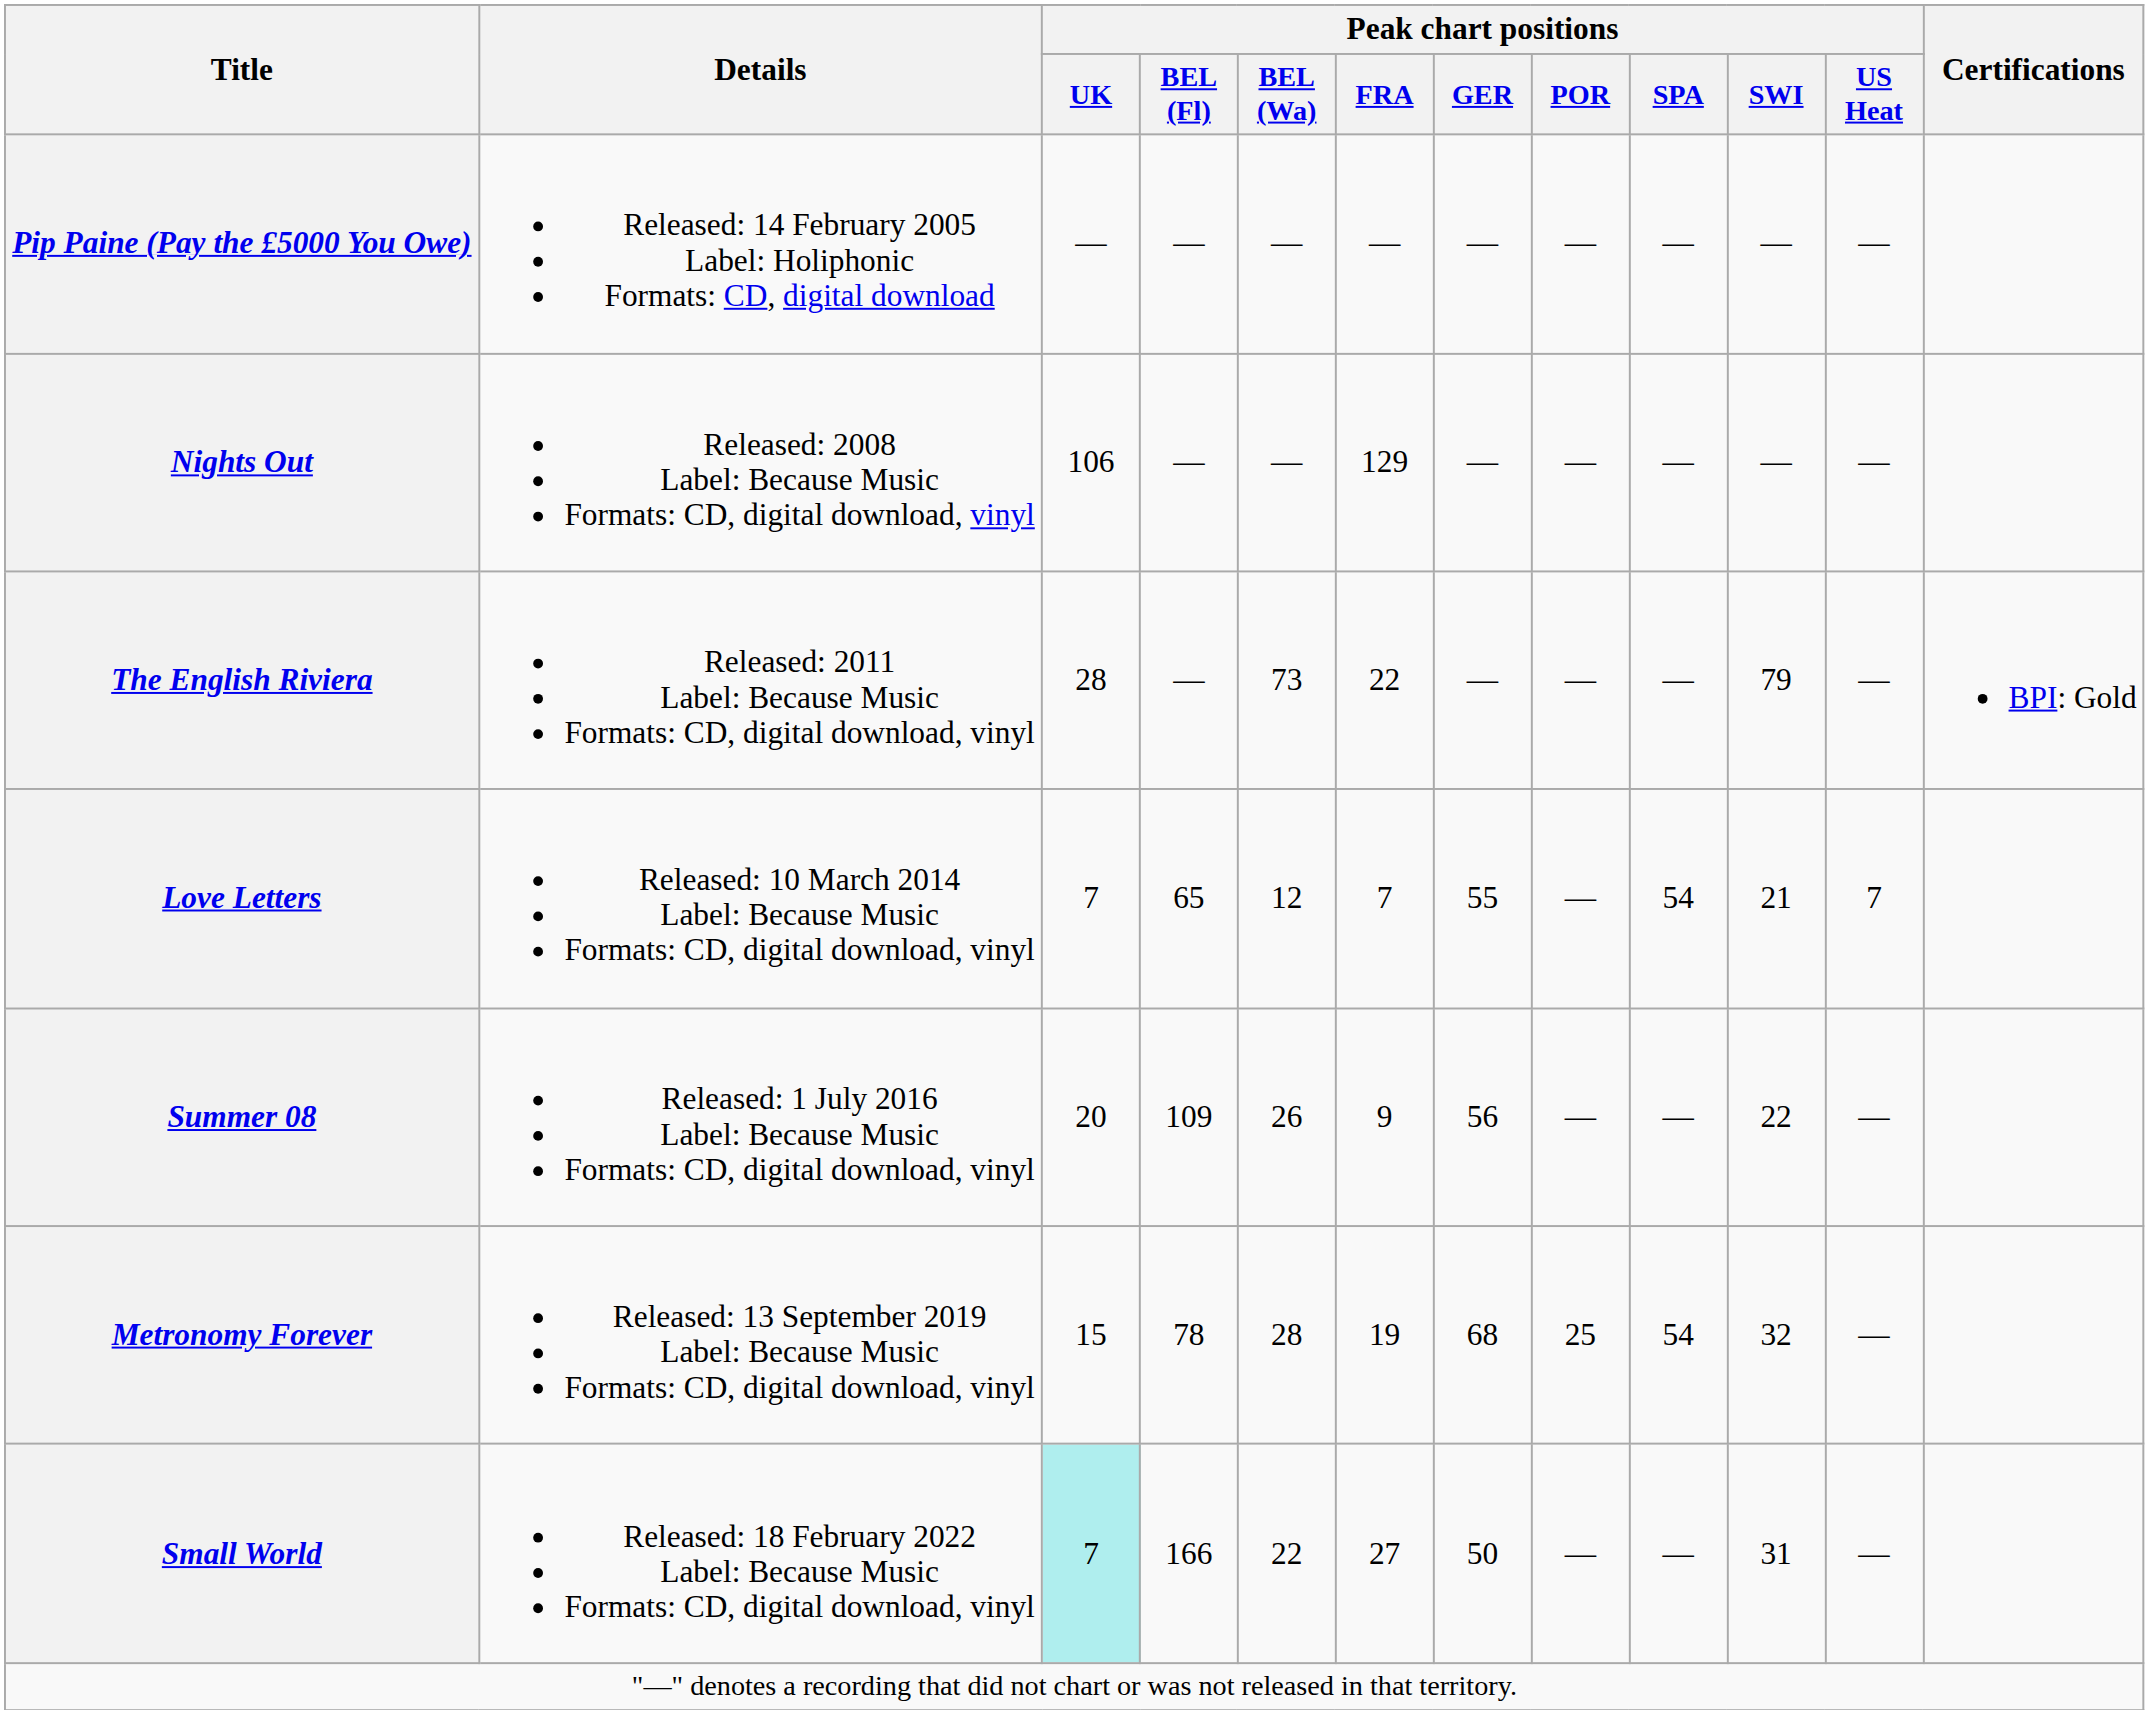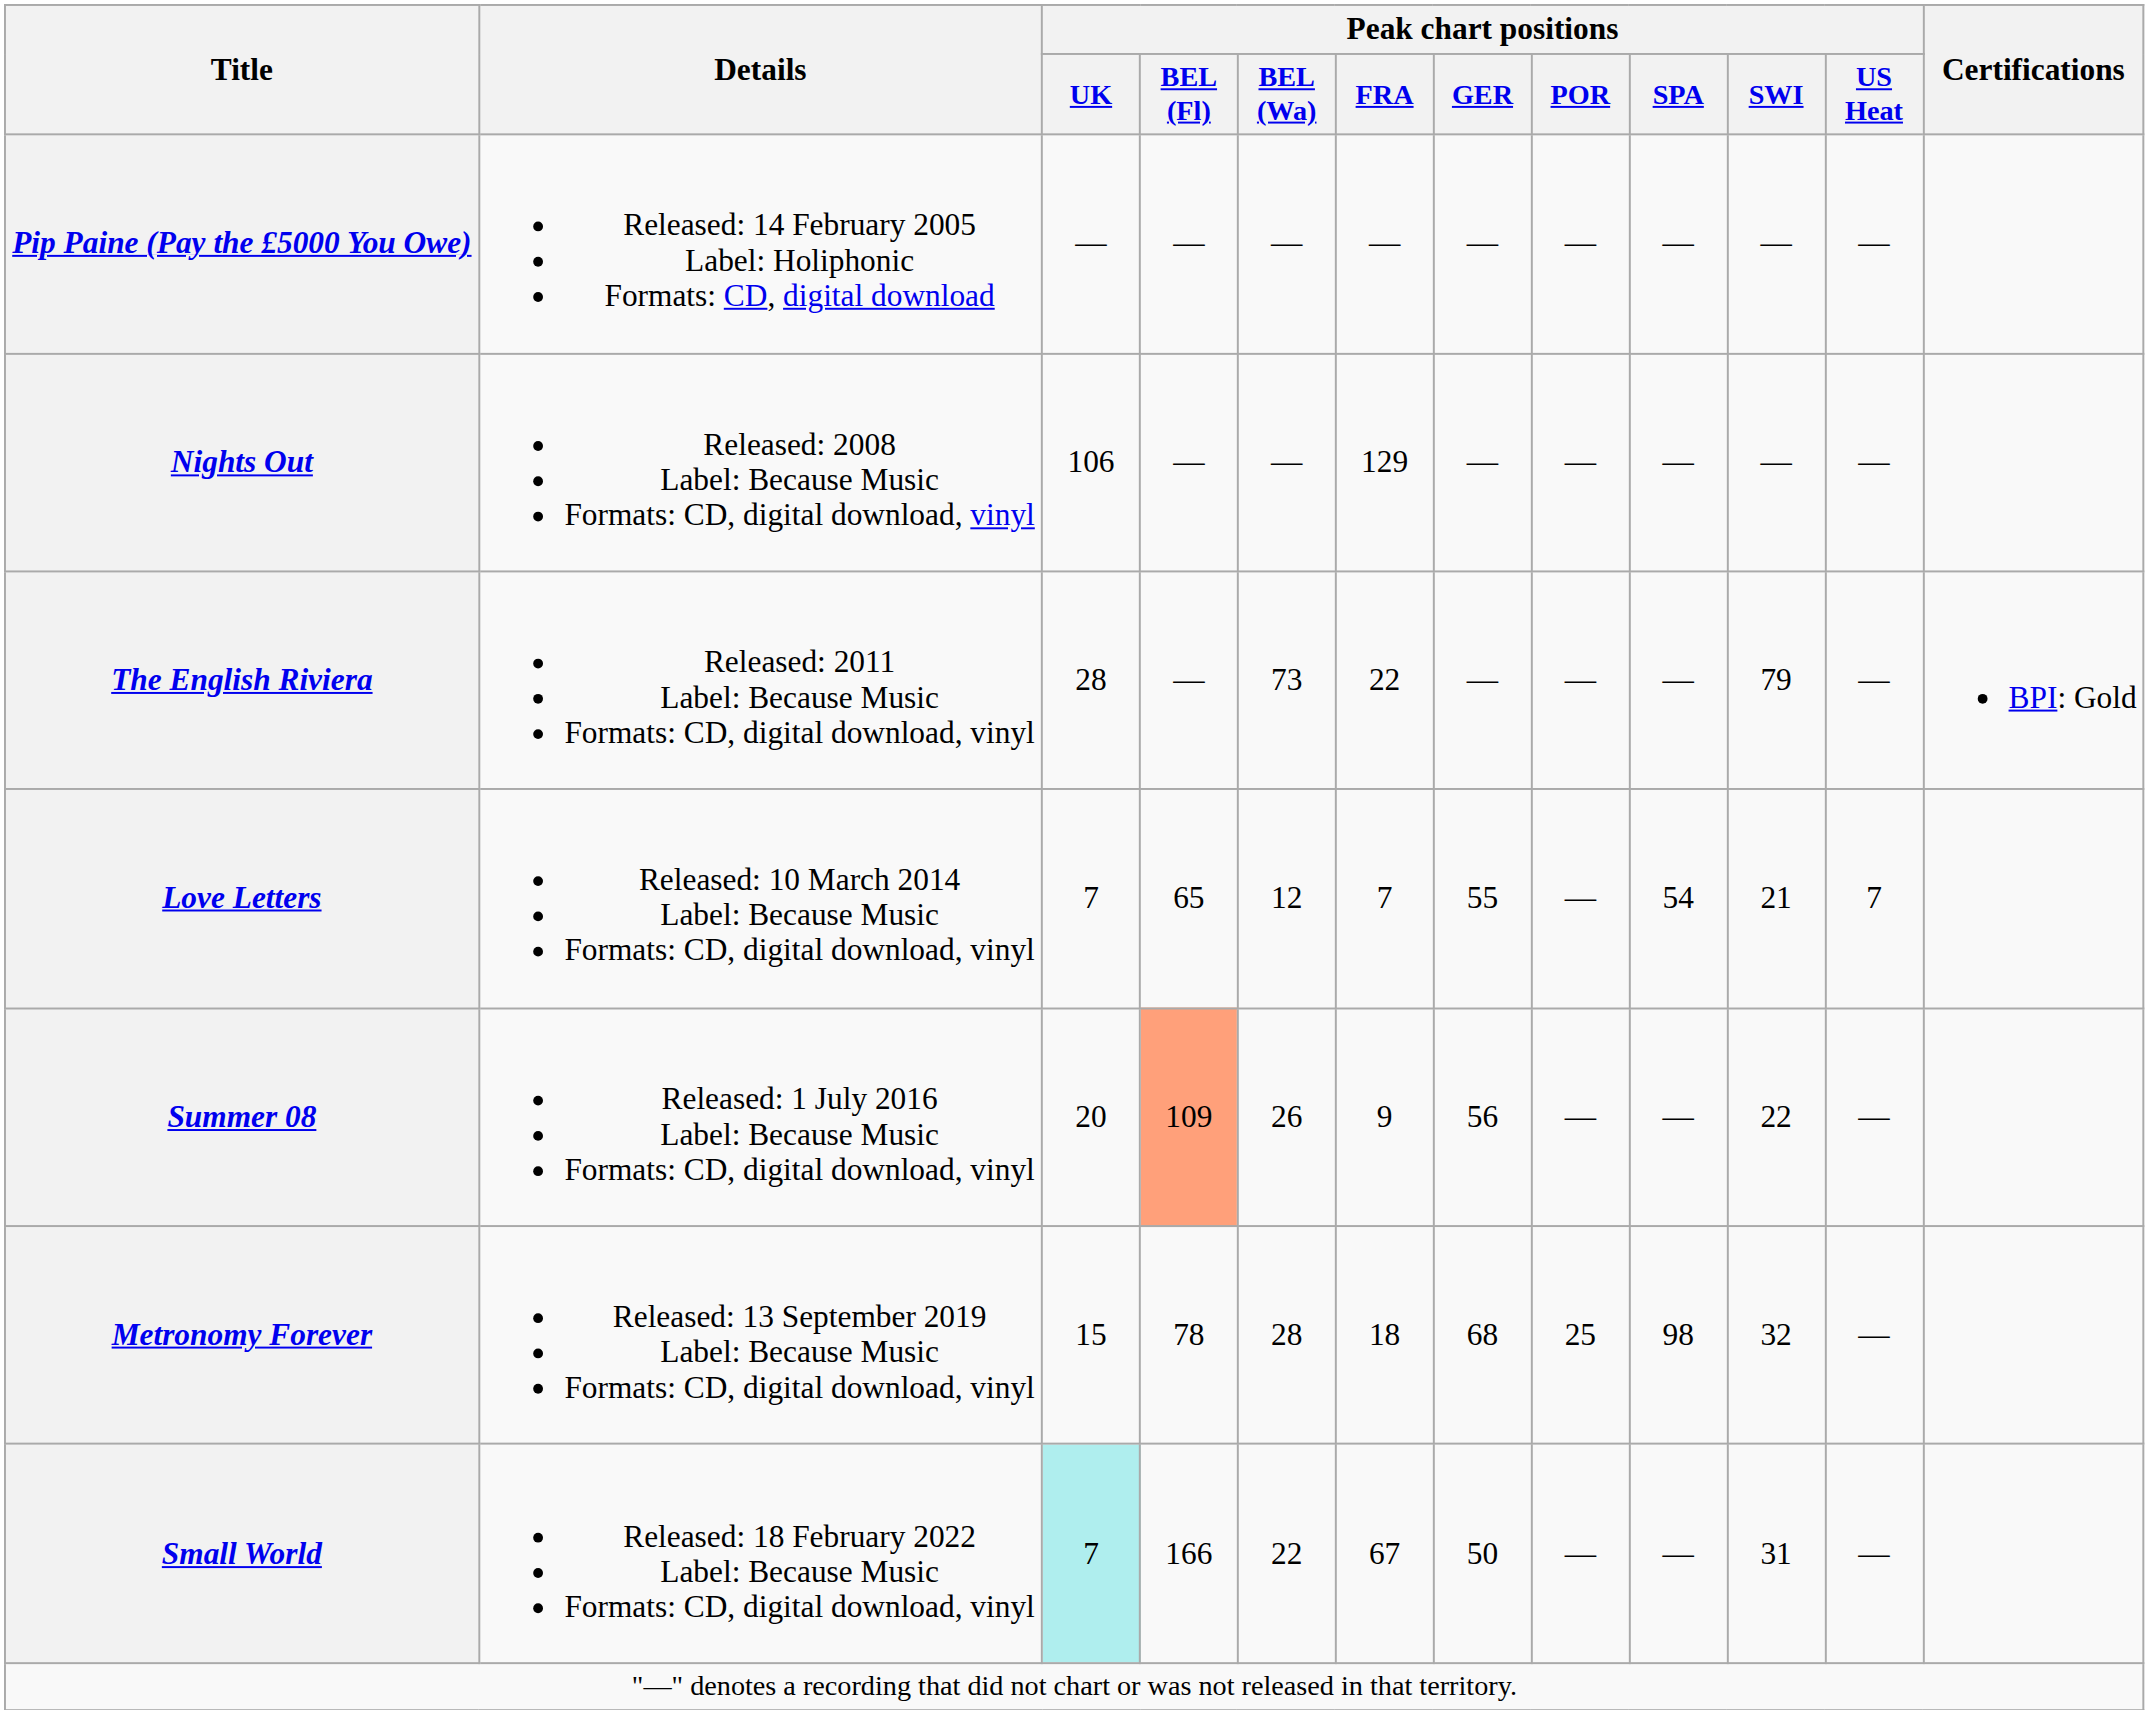(1189, 1116) no background -> (1189, 1116) lightsalmon background
(1385, 1334) 19 -> (1385, 1334) 18
(1678, 1334) 54 -> (1678, 1334) 98
(1385, 1553) 27 -> (1385, 1553) 67
